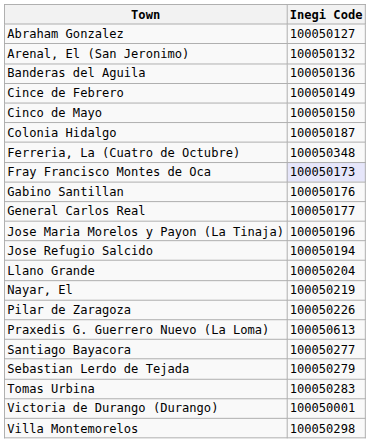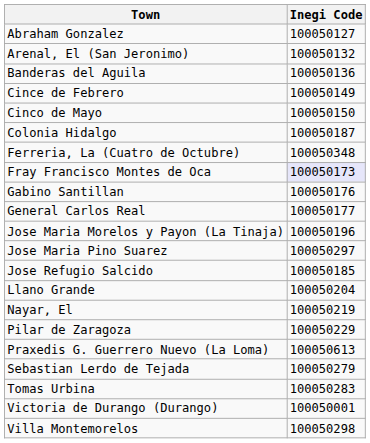+ row: (87, 251)
(322, 251) 100050194 -> (322, 270) 100050185
(322, 310) 100050226 -> (322, 330) 100050229
- row: (69, 349)
